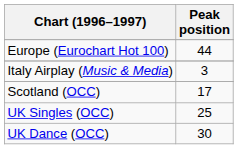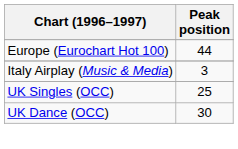- row: (54, 92)
